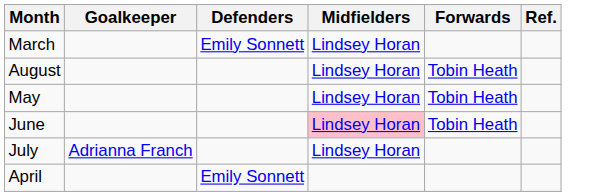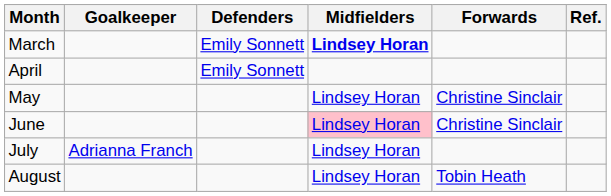(366, 44) normal -> (370, 44) bold
rows swapped: (25, 177) <-> (35, 71)
(473, 97) Tobin Heath -> (499, 97) Christine Sinclair
(473, 124) Tobin Heath -> (499, 124) Christine Sinclair
